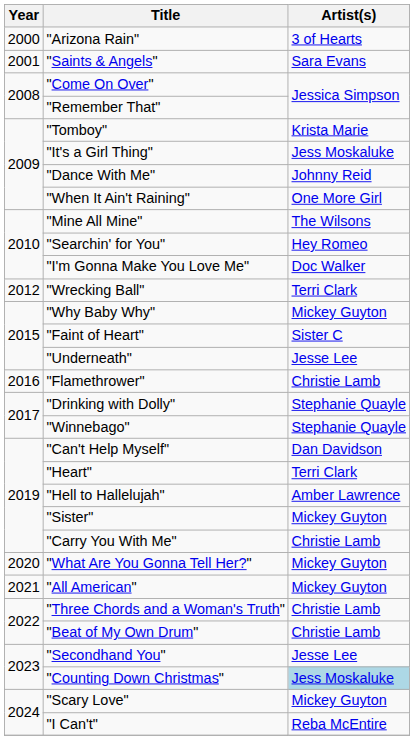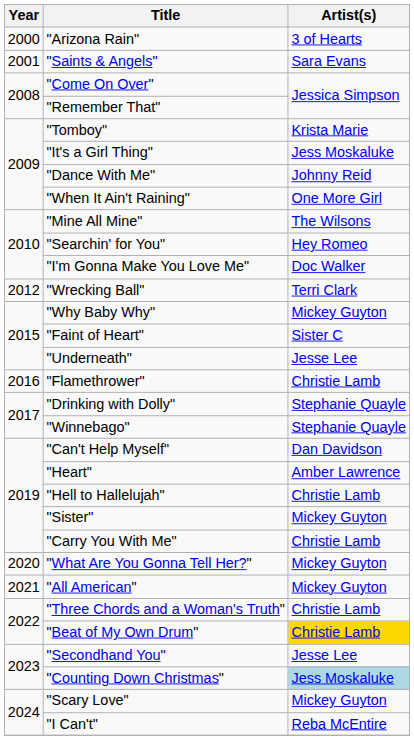(324, 472) Terri Clark -> (346, 472) Amber Lawrence
(346, 495) Amber Lawrence -> (336, 495) Christie Lamb
(336, 632) no background -> (336, 632) gold background
